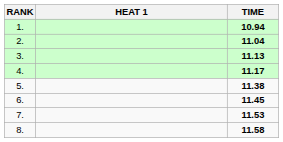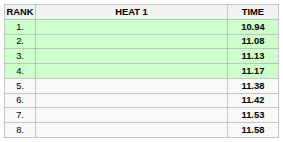(253, 42) 11.04 -> (253, 42) 11.08
(253, 101) 11.45 -> (253, 101) 11.42
